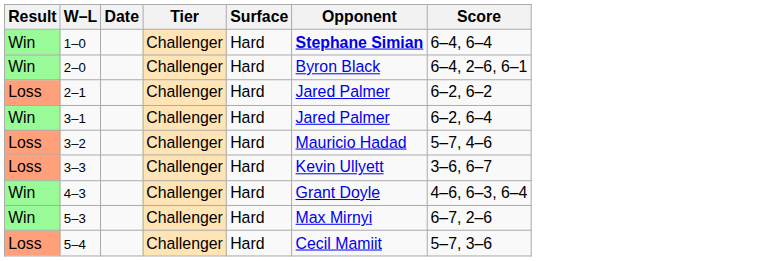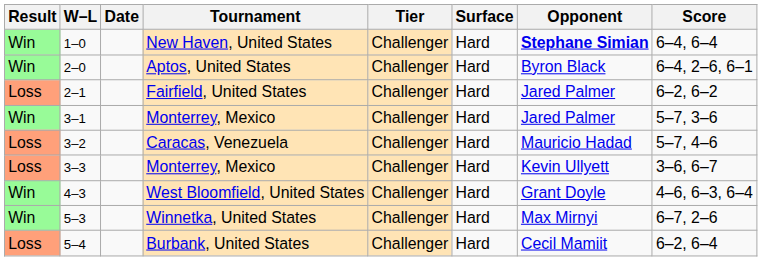+ column: (255, 17)
(461, 117) 6–2, 6–4 -> (687, 117) 5–7, 3–6
(461, 243) 5–7, 3–6 -> (687, 243) 6–2, 6–4
